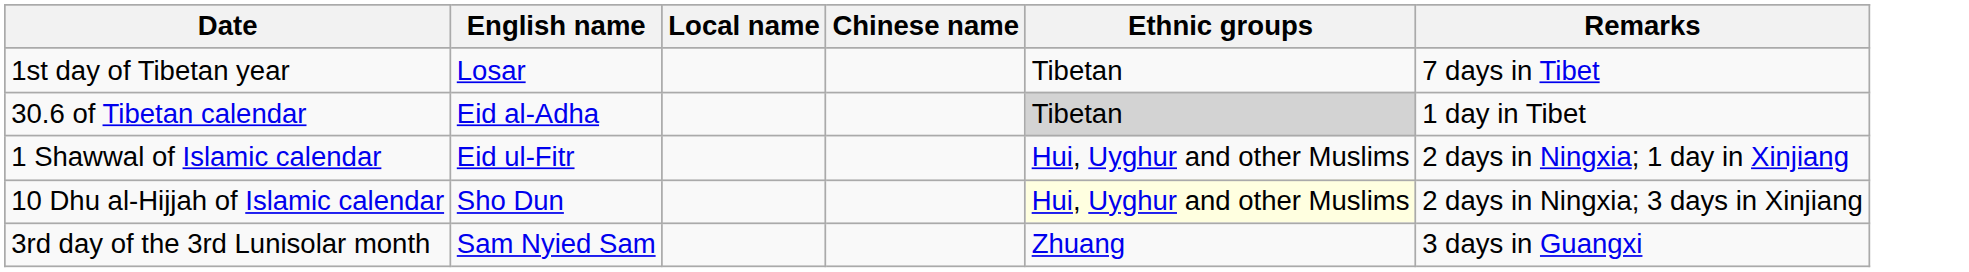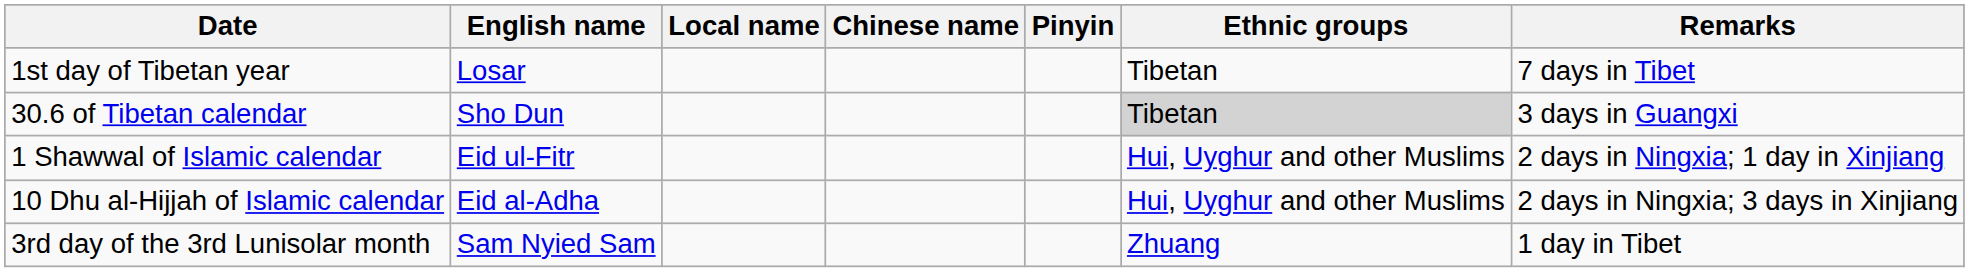+ column: (1073, 26)
(528, 113) Eid al-Adha -> (510, 113) Sho Dun
(1504, 113) 1 day in Tibet -> (1628, 113) 3 days in Guangxi
(510, 200) Sho Dun -> (528, 200) Eid al-Adha
(1221, 200) lightyellow background -> (1316, 200) no background
(1532, 244) 3 days in Guangxi -> (1599, 244) 1 day in Tibet
